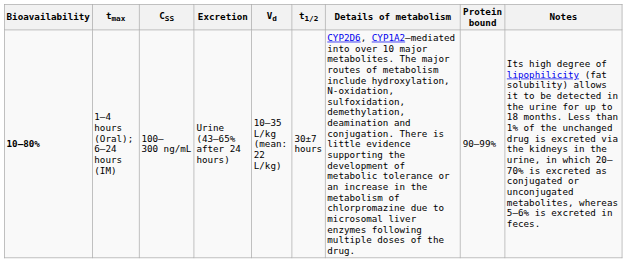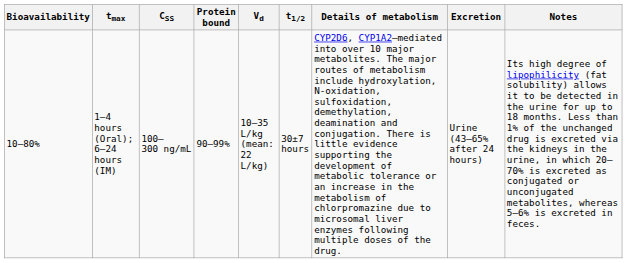columns swapped: (483, 17) <-> (223, 17)
(23, 144) bold -> (23, 144) normal
